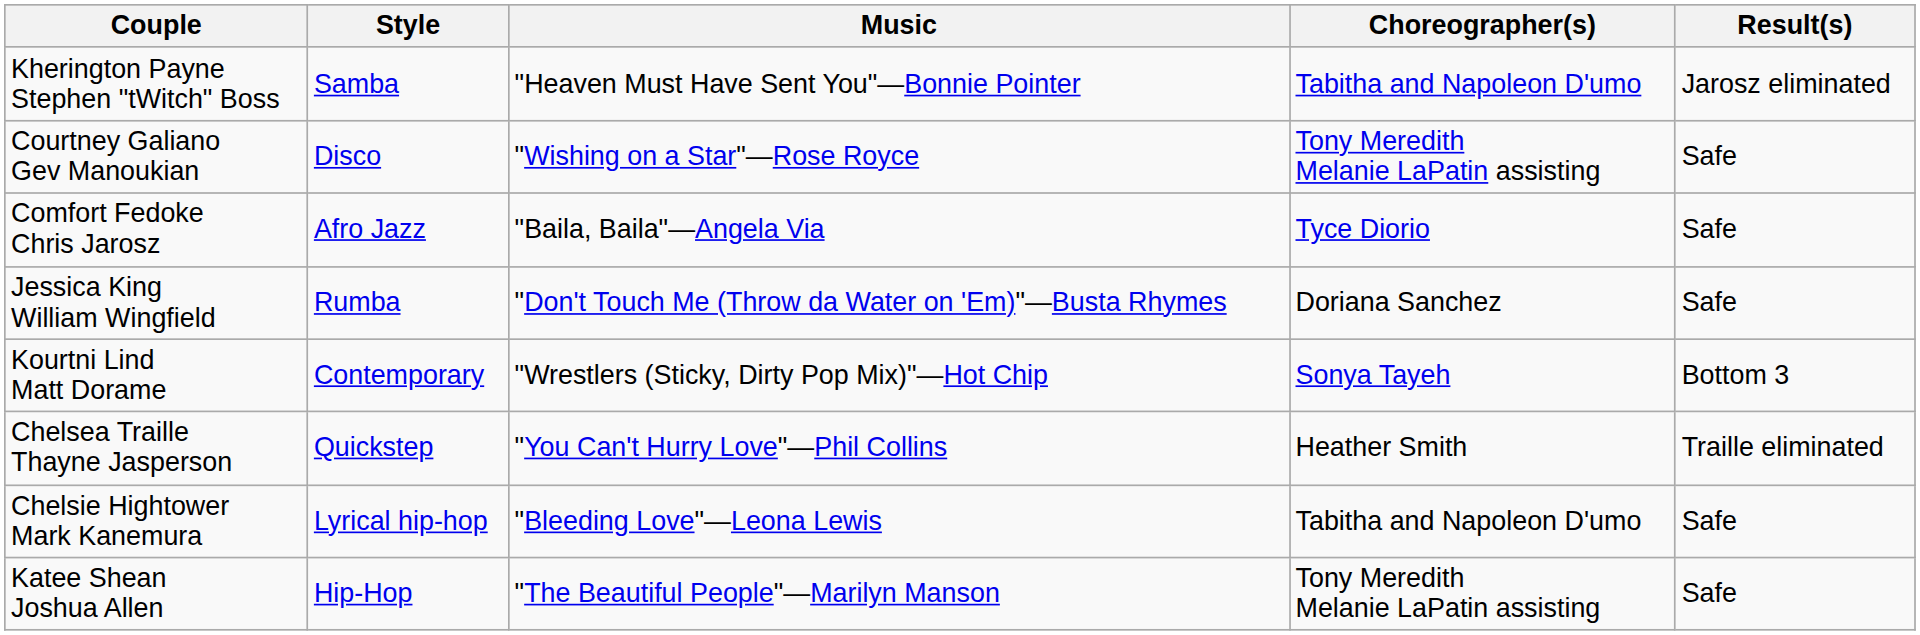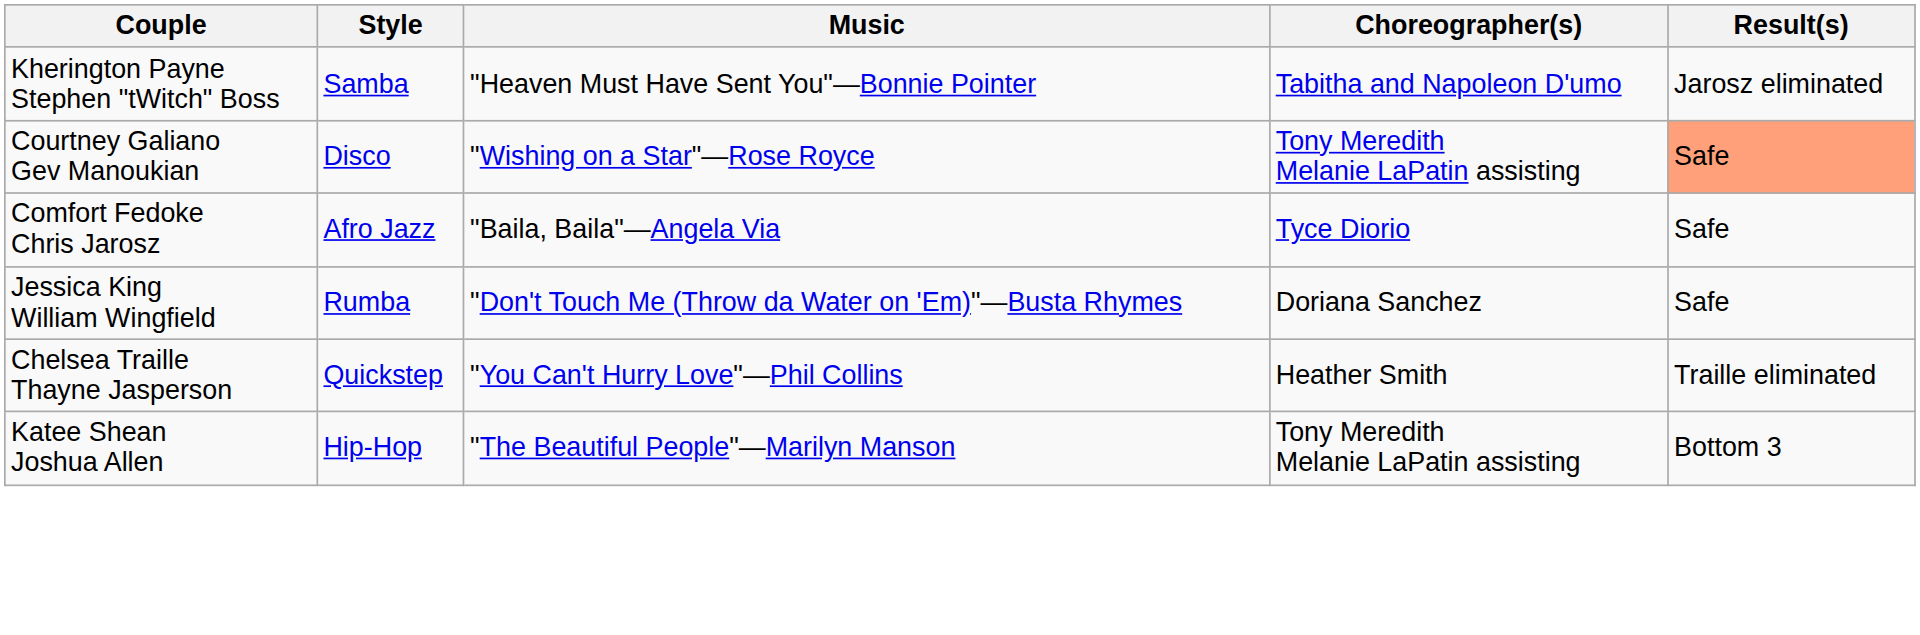(1709, 156) no background -> (1702, 156) lightsalmon background
- row: (89, 375)
- row: (120, 520)
(1709, 593) Safe -> (1728, 447) Bottom 3
